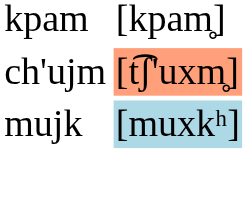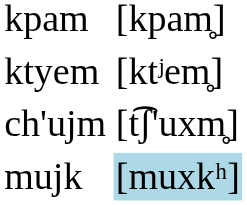+ row: (52, 71)
(177, 71) lightsalmon background -> (177, 123) no background
